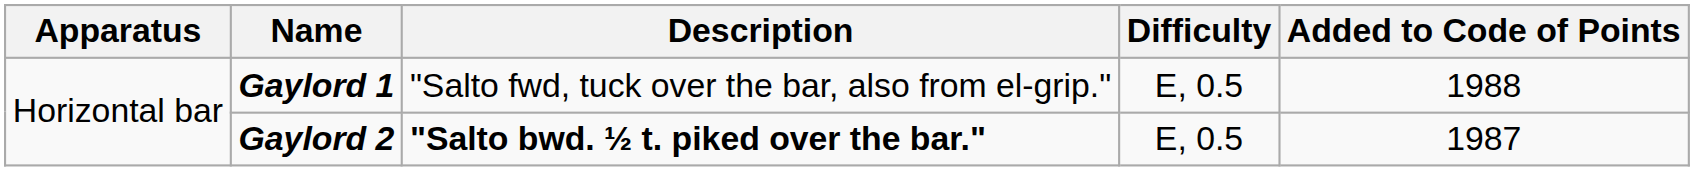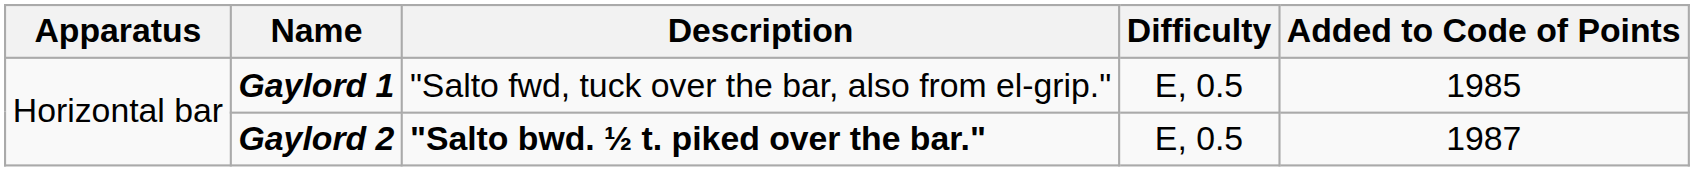(1484, 84) 1988 -> (1484, 84) 1985
